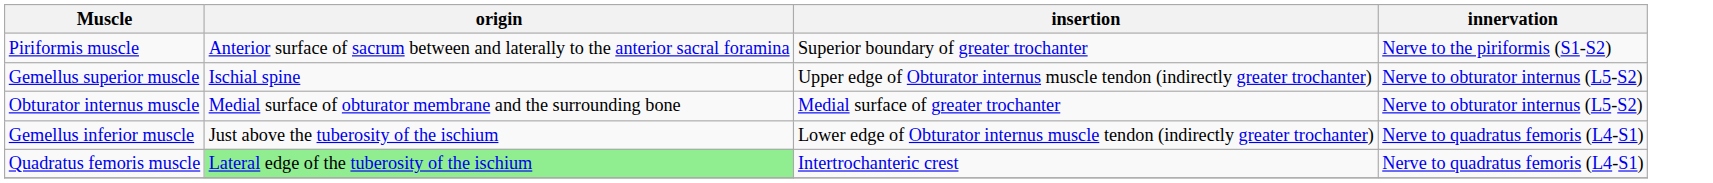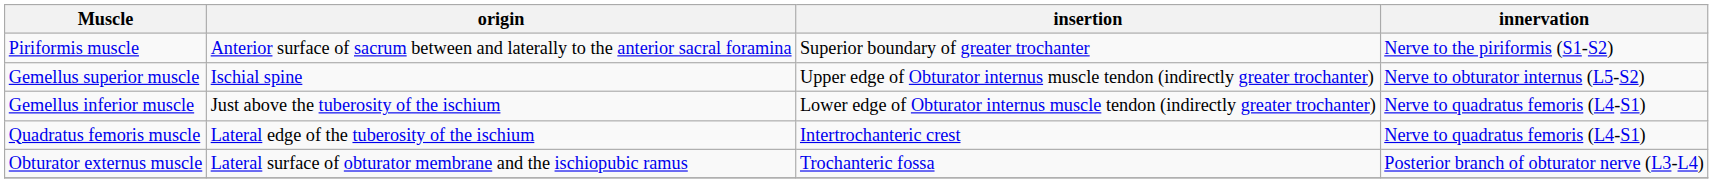- row: (104, 105)
(370, 163) lightgreen background -> (373, 134) no background
+ row: (106, 163)
